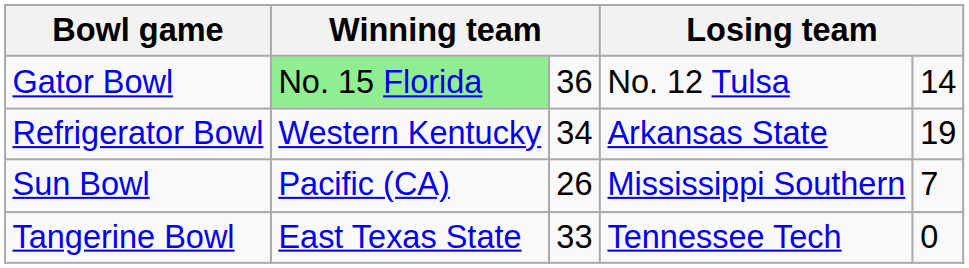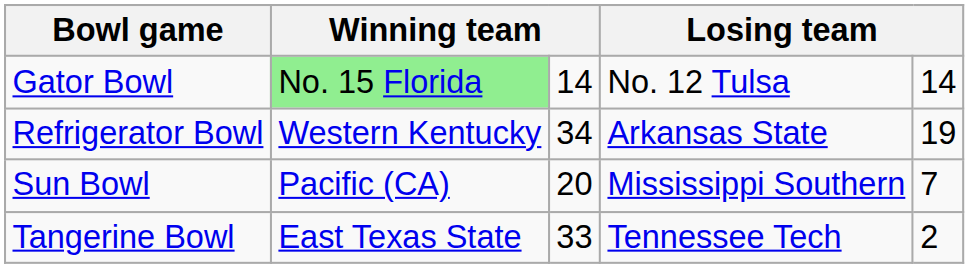(574, 81) 36 -> (574, 81) 14
(574, 184) 26 -> (574, 184) 20
(929, 236) 0 -> (929, 236) 2
